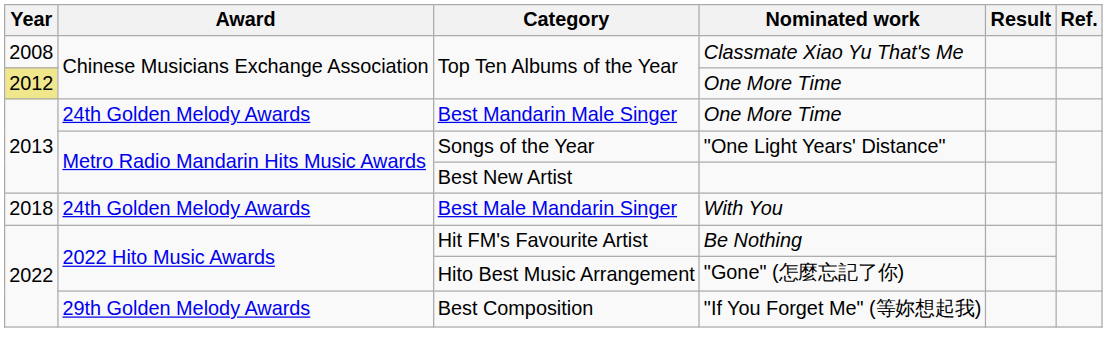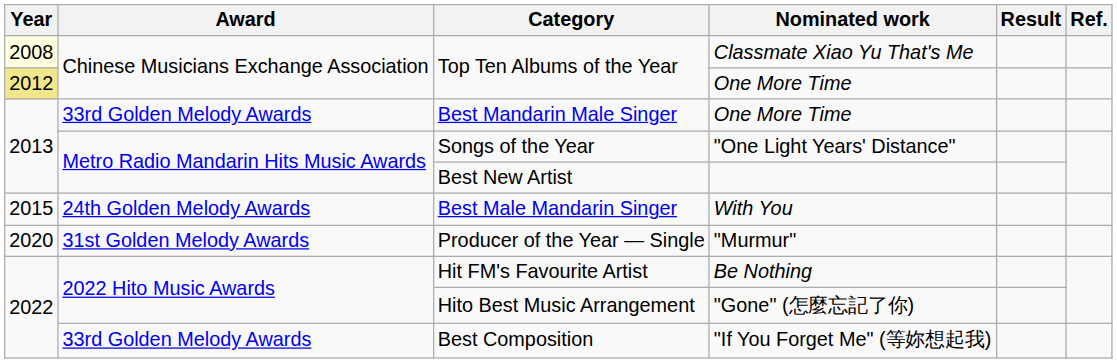(31, 51) no background -> (31, 51) lightyellow background
(186, 114) 24th Golden Melody Awards -> (187, 114) 33rd Golden Melody Awards
(31, 209) 2018 -> (31, 209) 2015
+ row: (571, 240)
(186, 308) 29th Golden Melody Awards -> (187, 340) 33rd Golden Melody Awards
